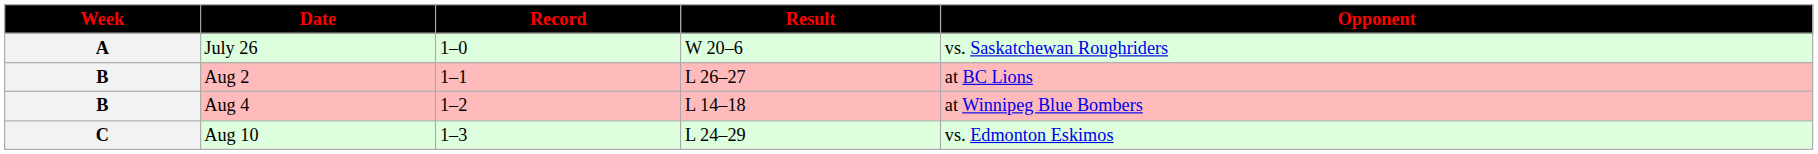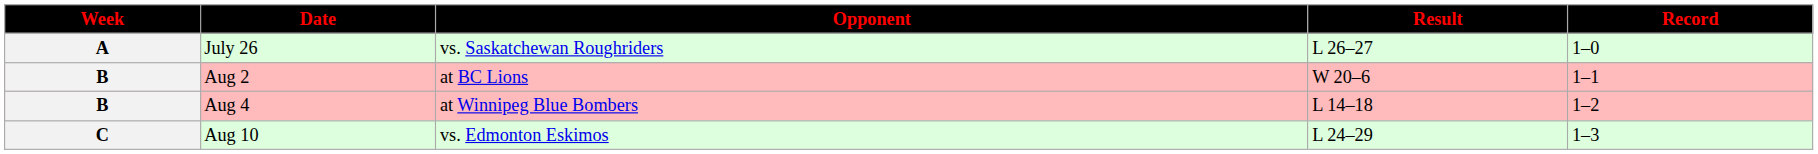columns swapped: (1377, 18) <-> (558, 18)
(714, 47) W 20–6 -> (1342, 47) L 26–27
(715, 76) L 26–27 -> (1341, 76) W 20–6
